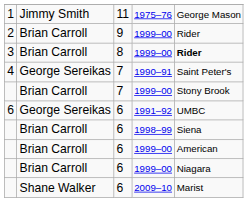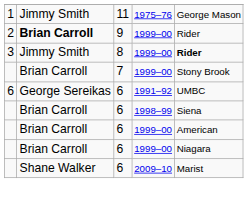(53, 33) normal -> (56, 33) bold
(53, 52) Brian Carroll -> (54, 52) Jimmy Smith
- row: (11, 71)
